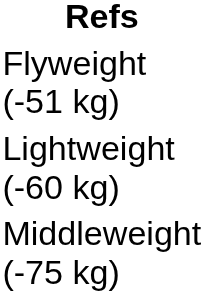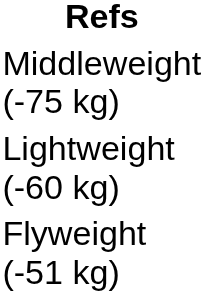rows swapped: (74, 83) <-> (102, 253)
